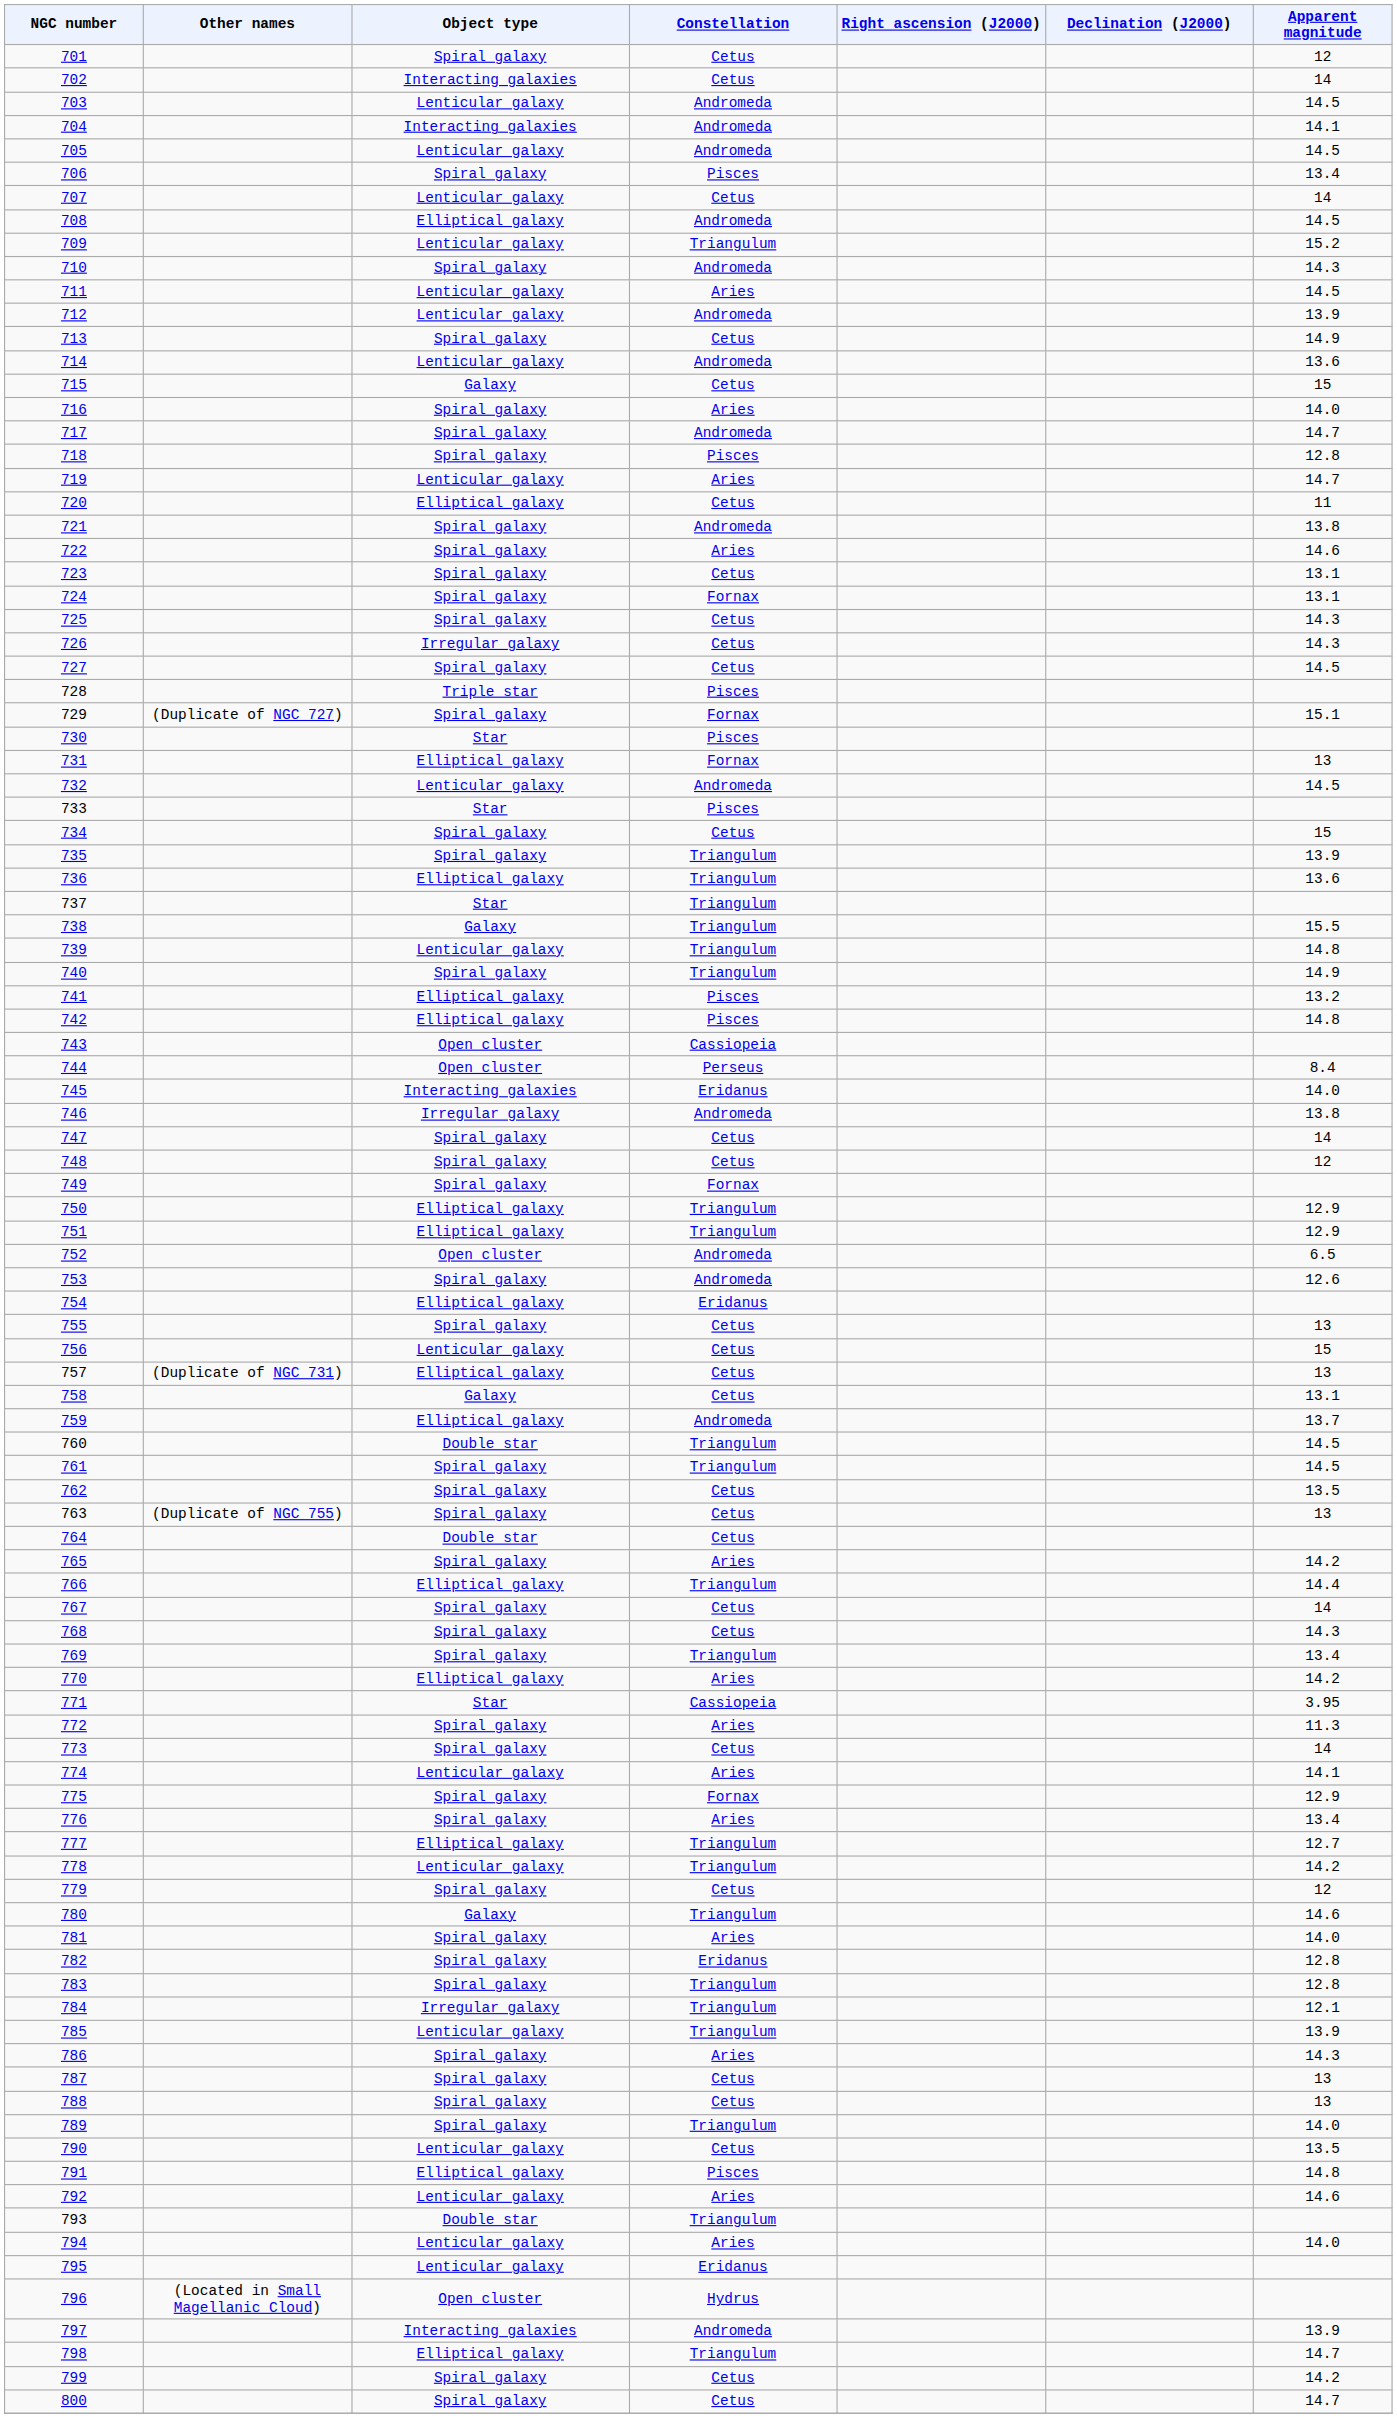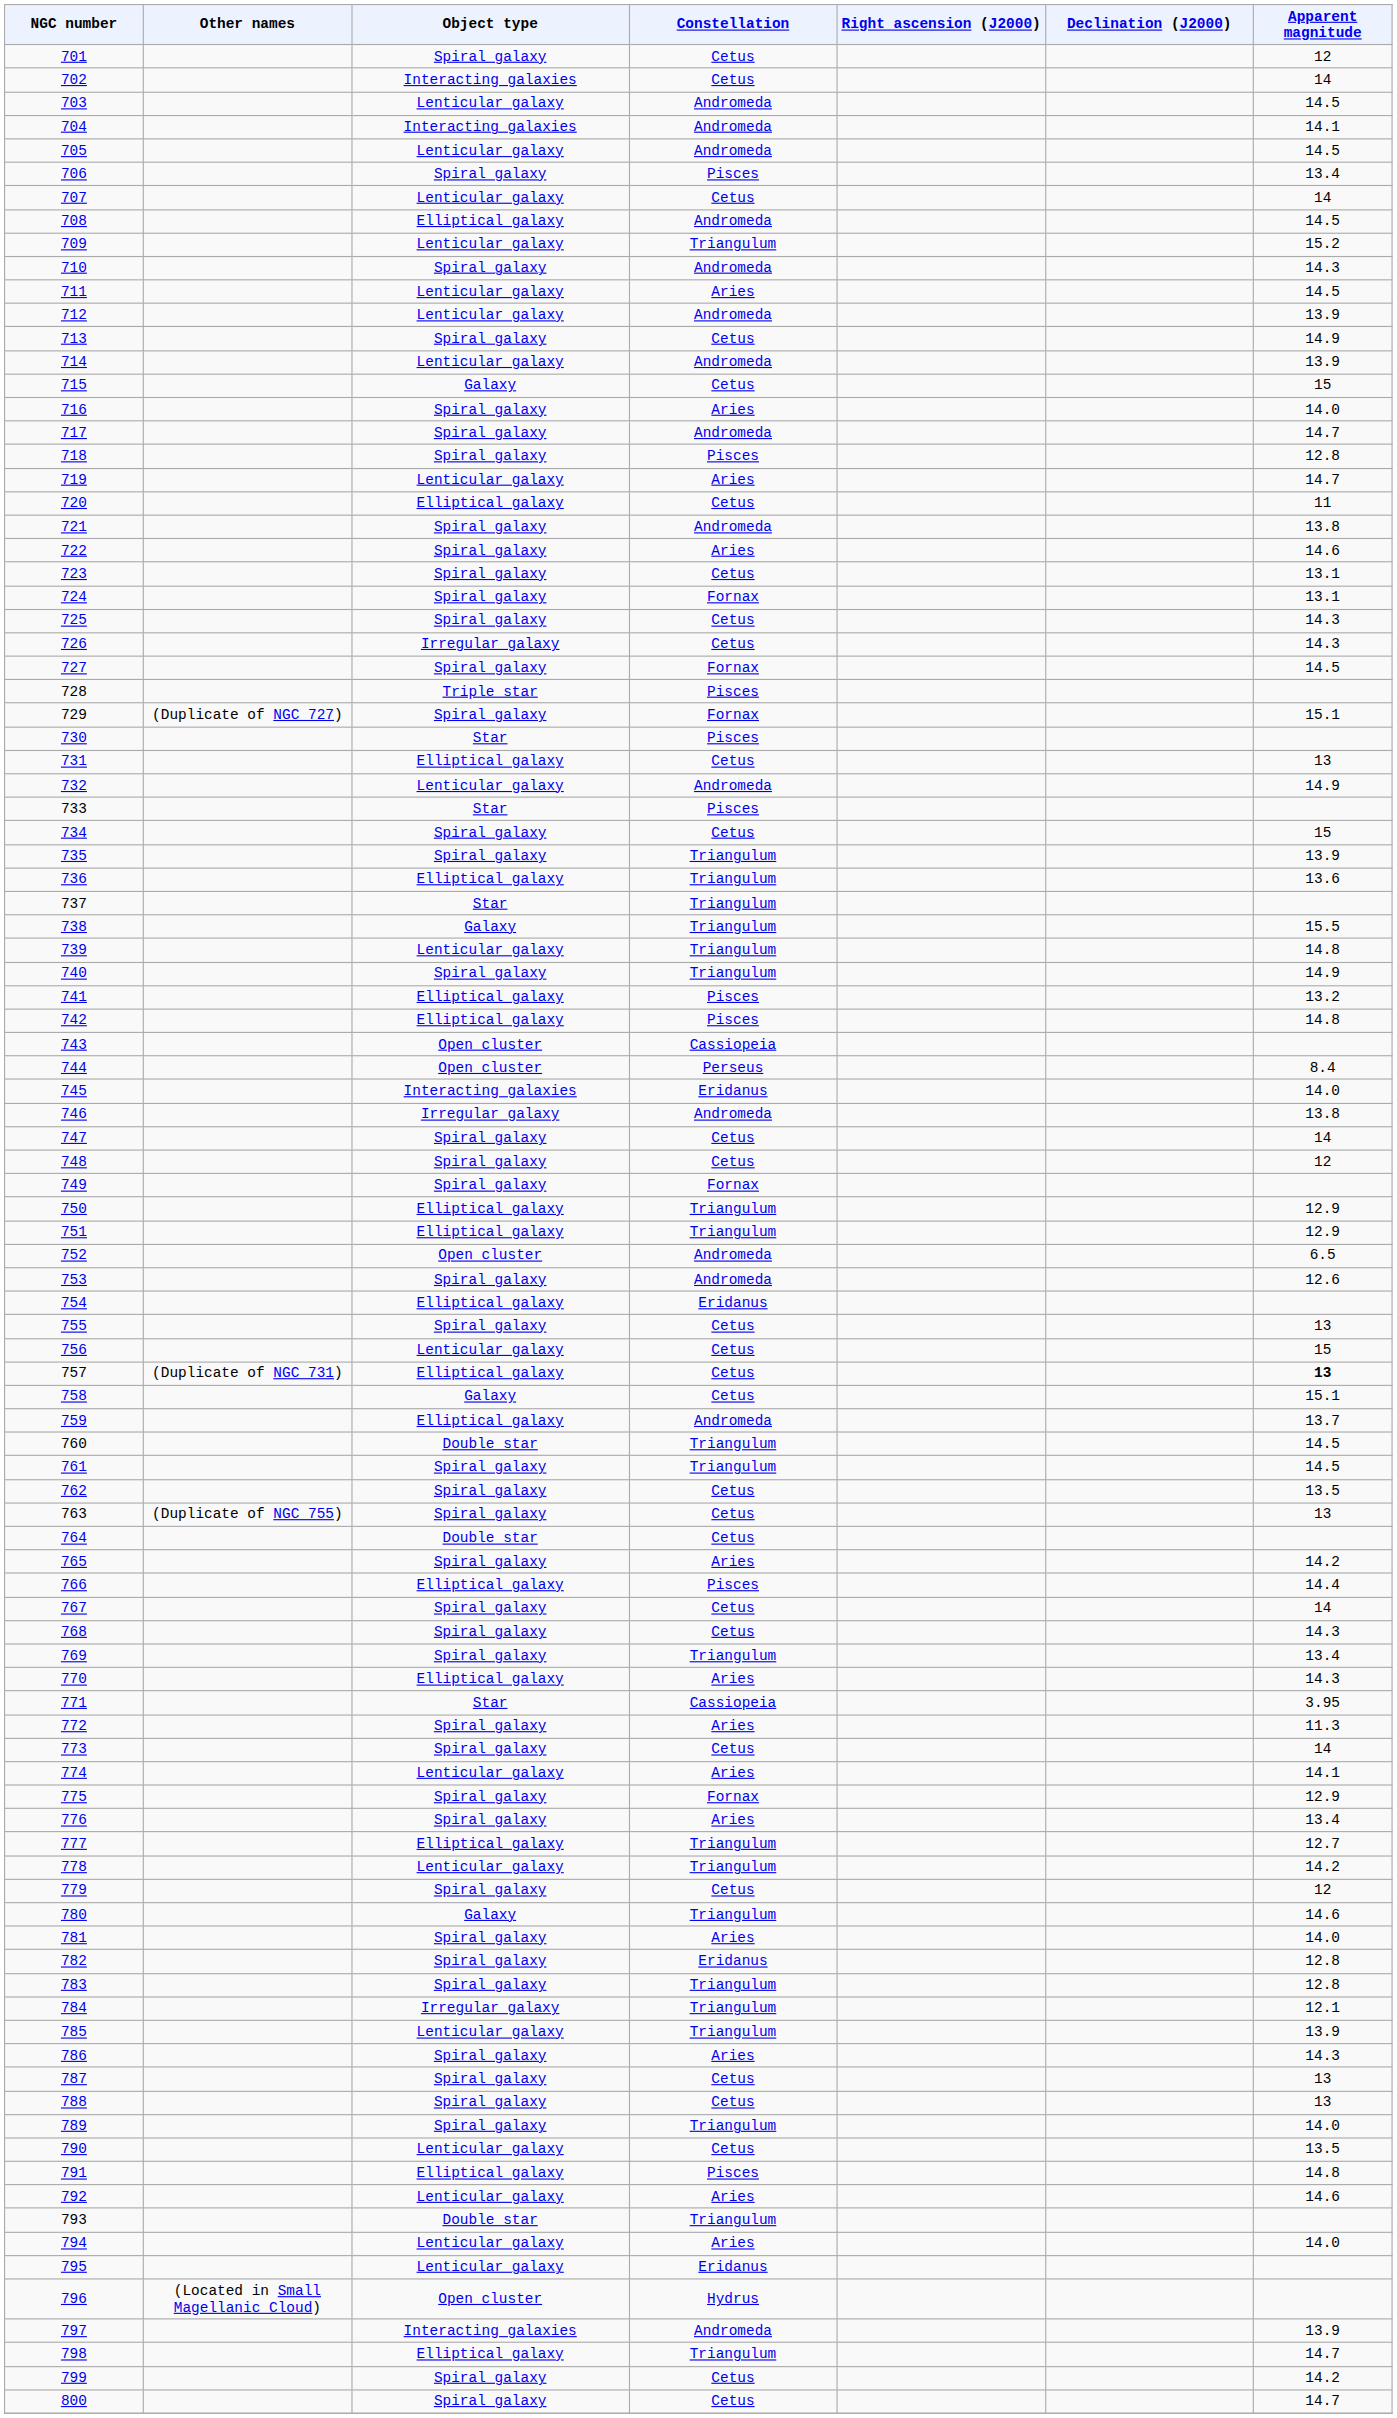(1323, 362) 13.6 -> (1323, 362) 13.9
(733, 668) Cetus -> (733, 668) Fornax
(733, 762) Fornax -> (733, 762) Cetus
(1323, 786) 14.5 -> (1323, 786) 14.9
(1323, 1373) normal -> (1323, 1373) bold
(1323, 1397) 13.1 -> (1323, 1397) 15.1
(733, 1585) Triangulum -> (733, 1585) Pisces
(1323, 1679) 14.2 -> (1323, 1679) 14.3
